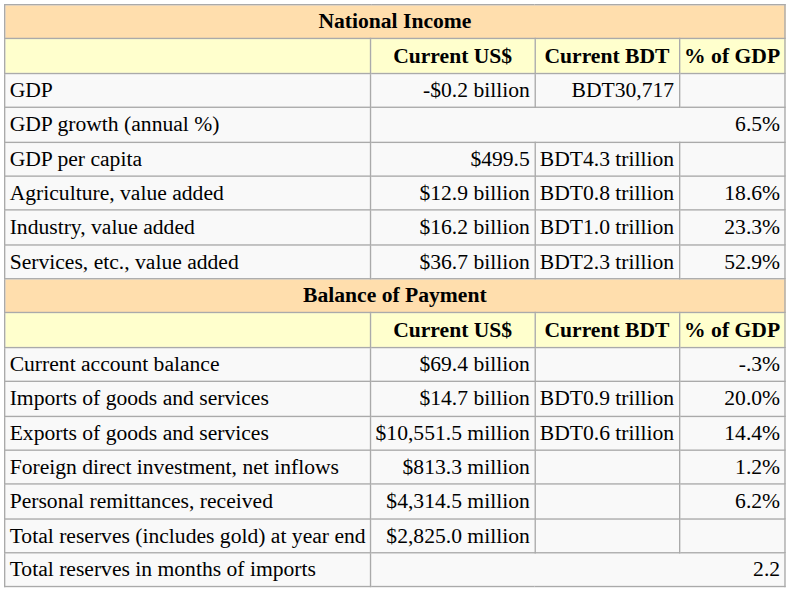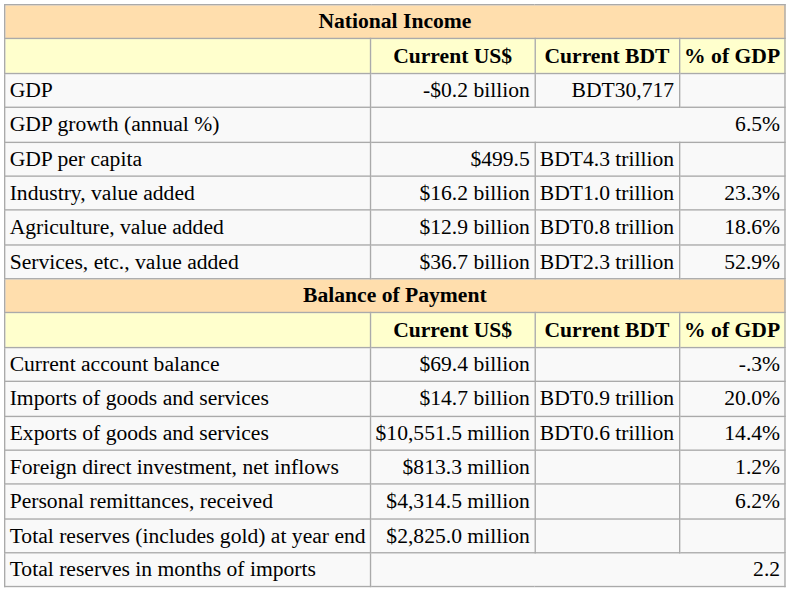rows swapped: (117, 192) <-> (102, 227)
